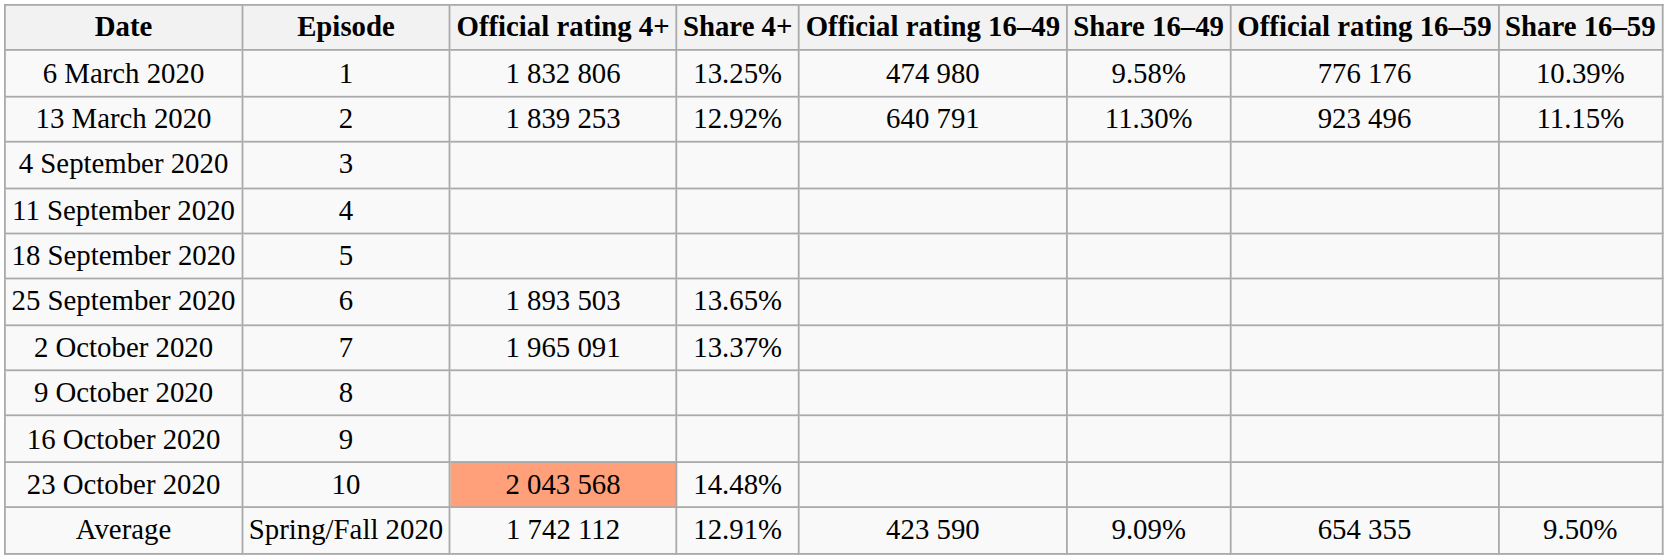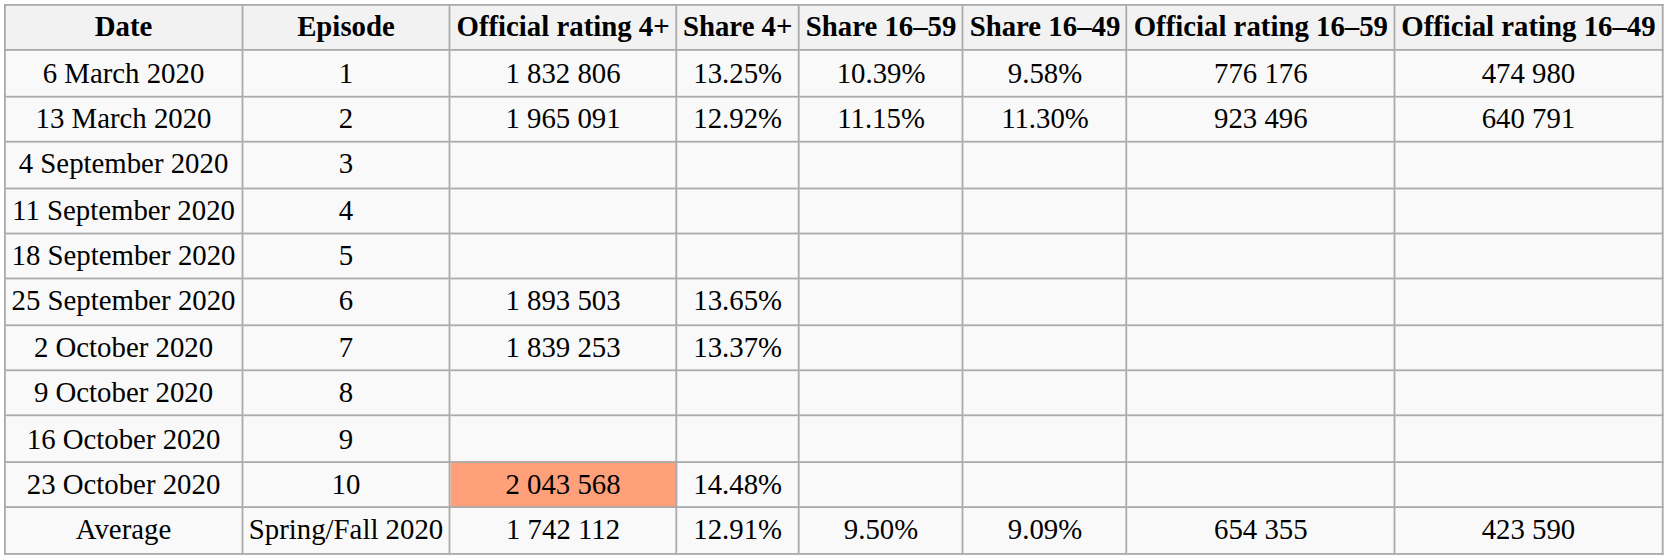columns swapped: (933, 27) <-> (1580, 27)
(563, 118) 1 839 253 -> (563, 118) 1 965 091
(563, 347) 1 965 091 -> (563, 347) 1 839 253
